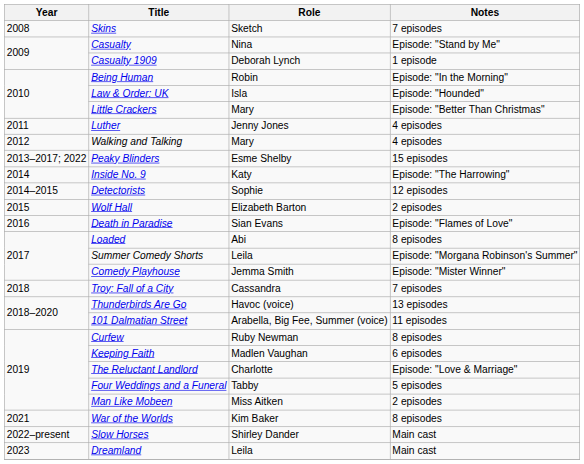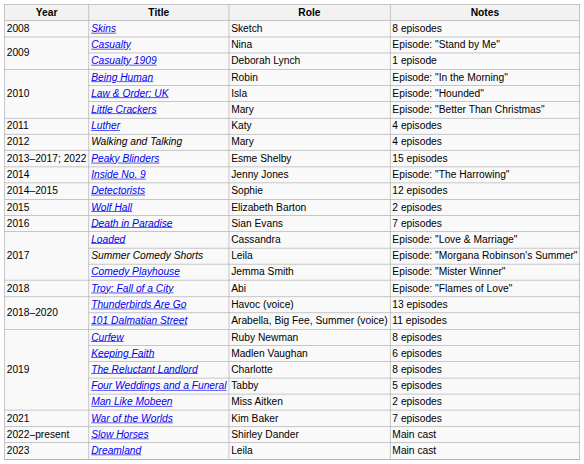(417, 28) 7 episodes -> (417, 28) 8 episodes
(260, 126) Jenny Jones -> (241, 126) Katy
(241, 175) Katy -> (260, 175) Jenny Jones
(452, 223) Episode: "Flames of Love" -> (417, 223) 7 episodes
(239, 239) Abi -> (256, 239) Cassandra
(417, 239) 8 episodes -> (455, 239) Episode: "Love & Marriage"
(256, 288) Cassandra -> (239, 288) Abi
(417, 288) 7 episodes -> (452, 288) Episode: "Flames of Love"
(455, 369) Episode: "Love & Marriage" -> (417, 369) 8 episodes
(417, 418) 8 episodes -> (417, 418) 7 episodes
